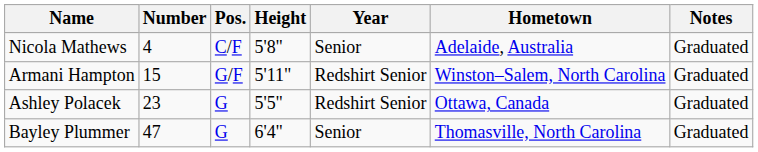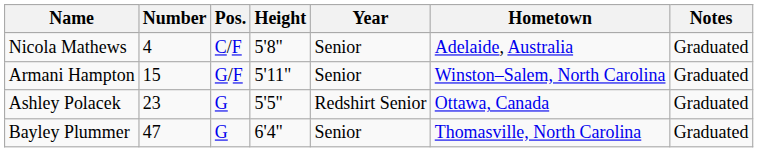(370, 75) Redshirt Senior -> (338, 75) Senior
